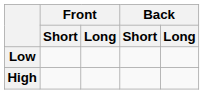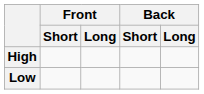rows swapped: (22, 78) <-> (22, 57)
